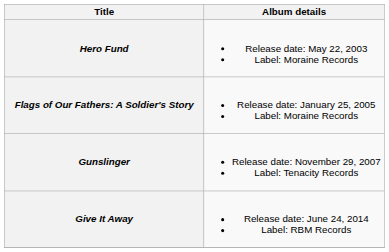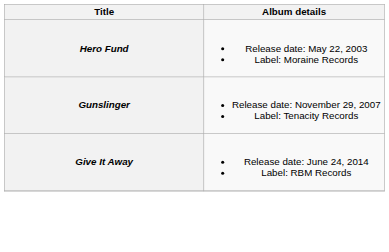- row: (104, 105)
